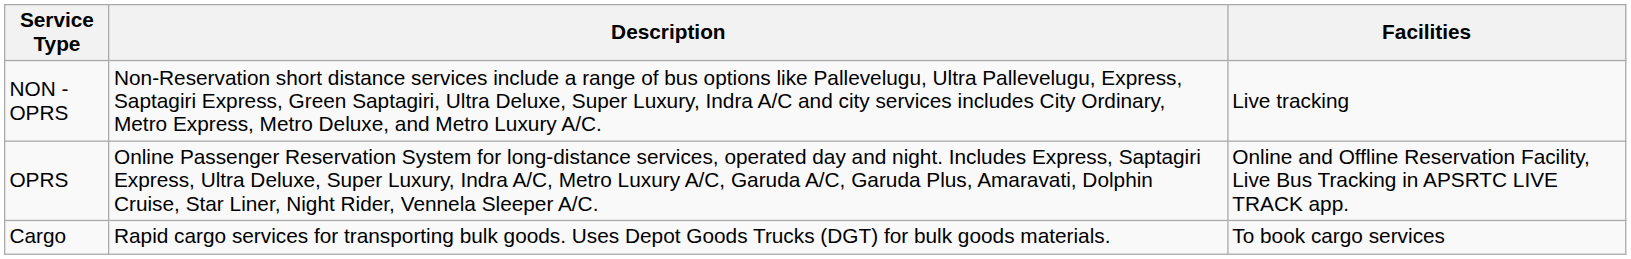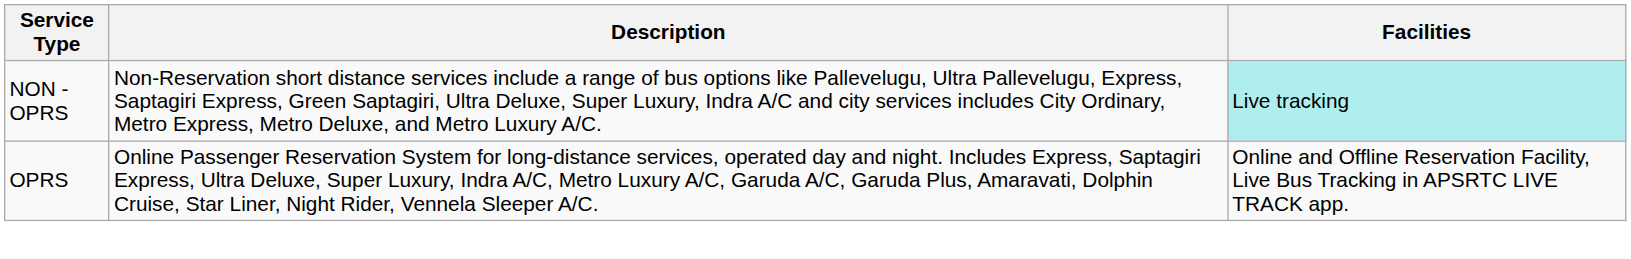(1291, 100) no background -> (1291, 100) paleturquoise background
- row: (38, 236)
